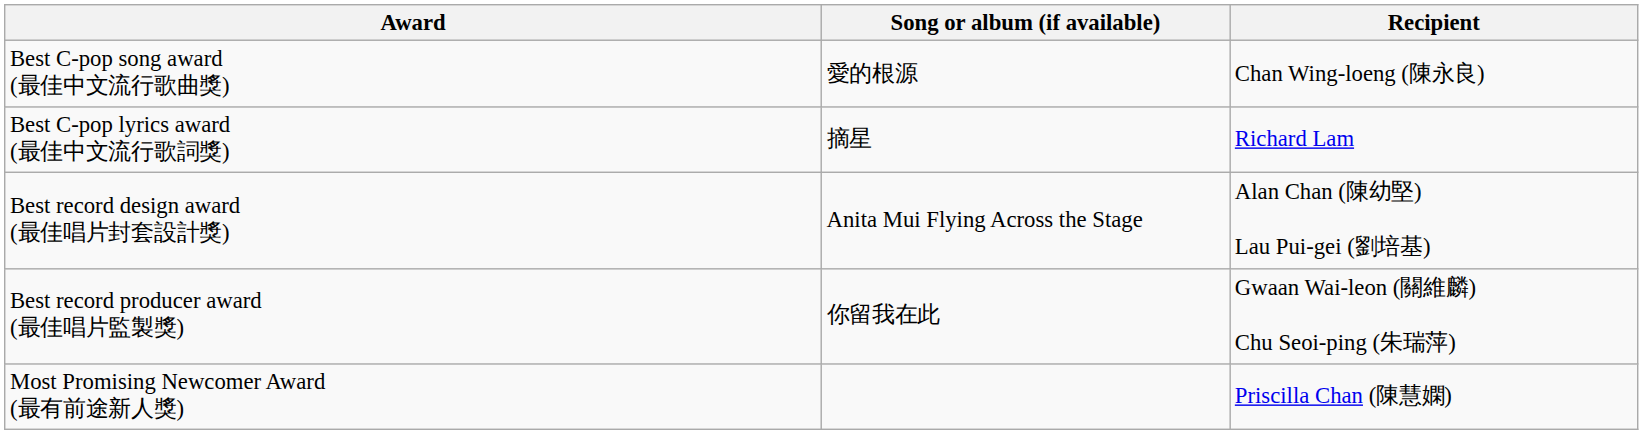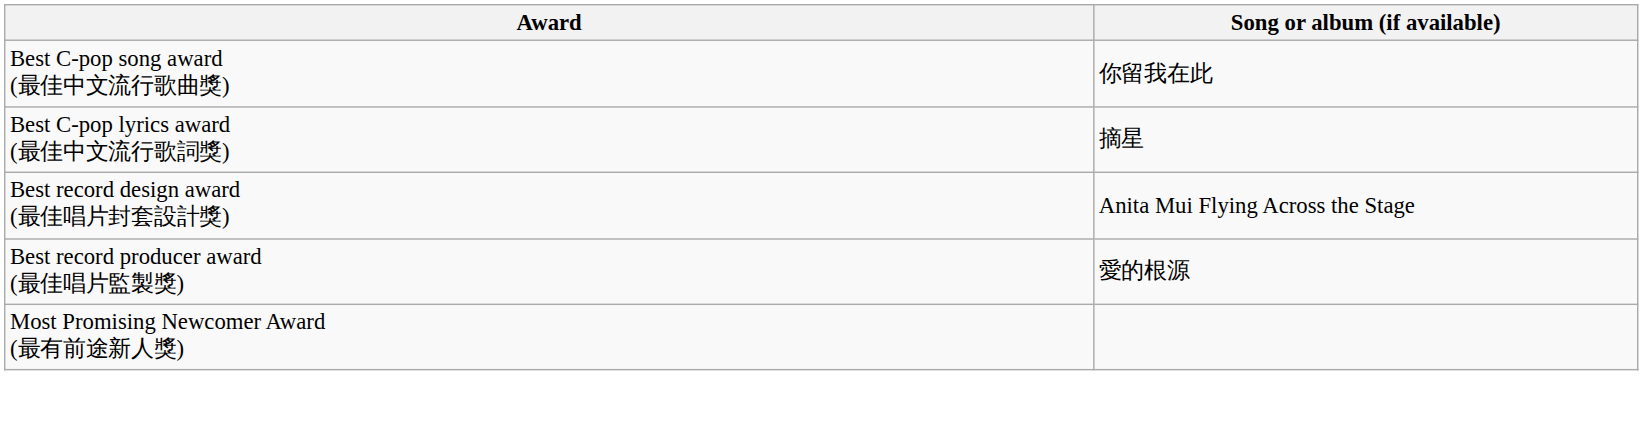- column: (1434, 22)
(872, 72) 愛的根源 -> (1156, 72) 你留我在此
(883, 315) 你留我在此 -> (1144, 270) 愛的根源
